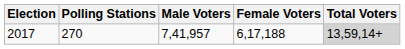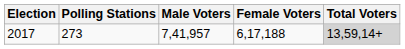(72, 34) 270 -> (72, 34) 273
